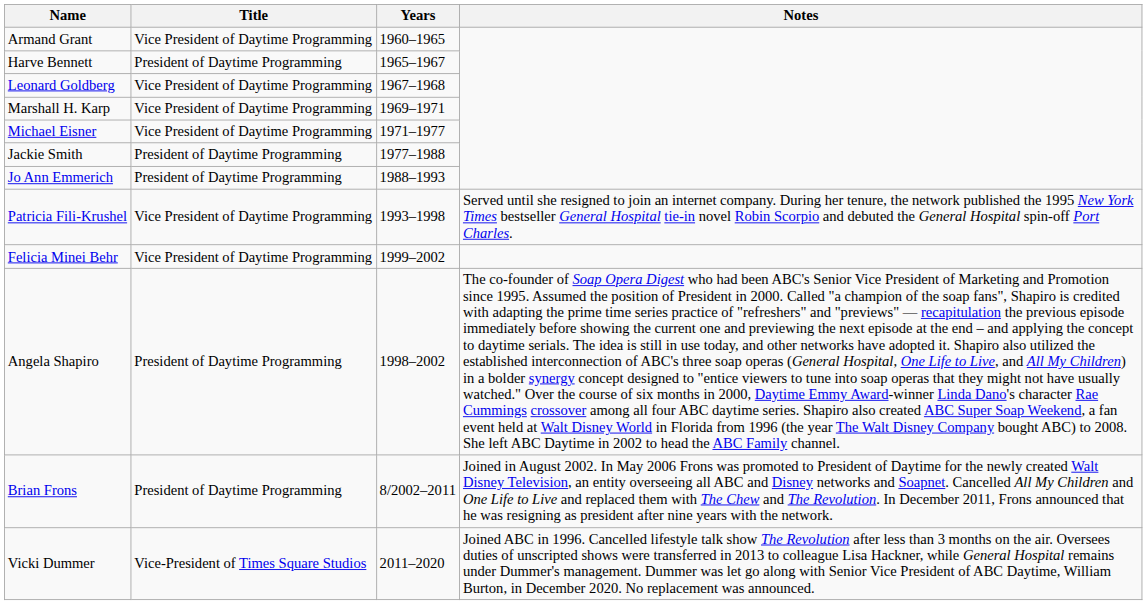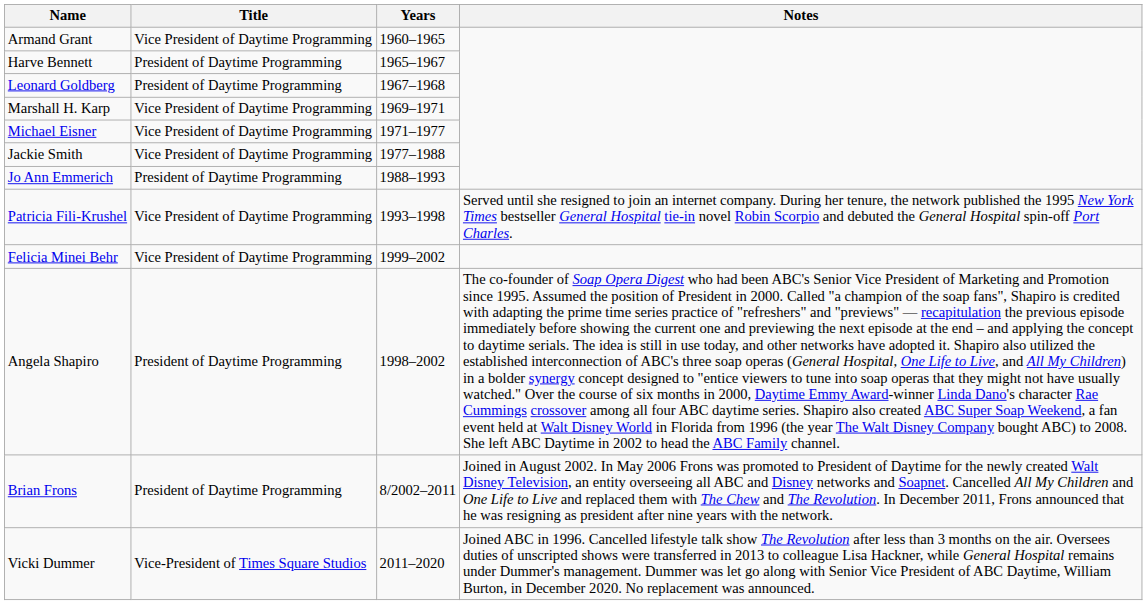(253, 85) Vice President of Daytime Programming -> (238, 85) President of Daytime Programming
(238, 154) President of Daytime Programming -> (253, 154) Vice President of Daytime Programming
